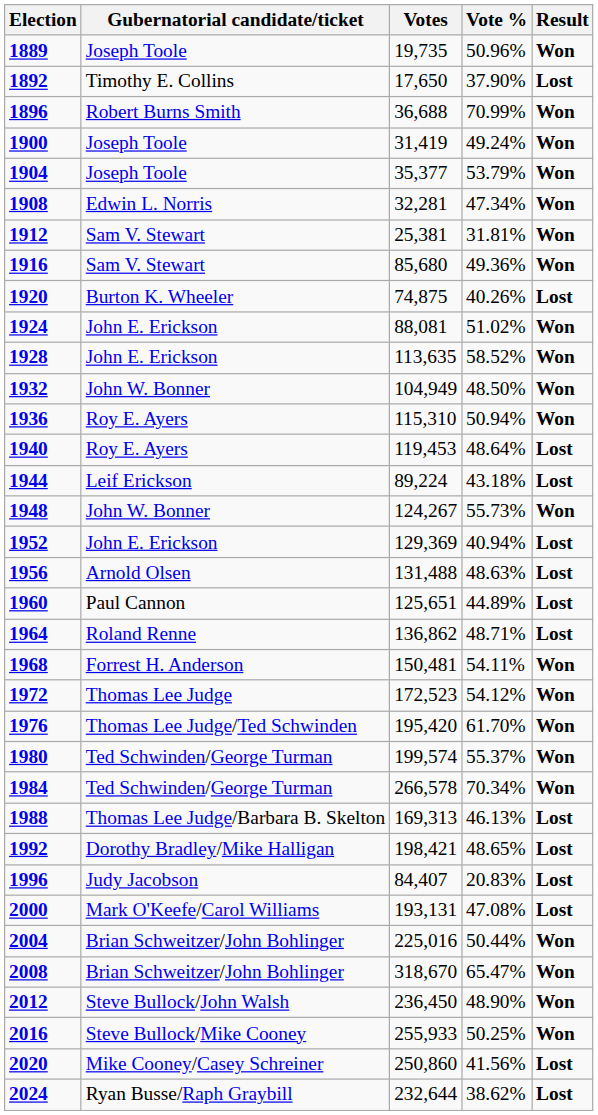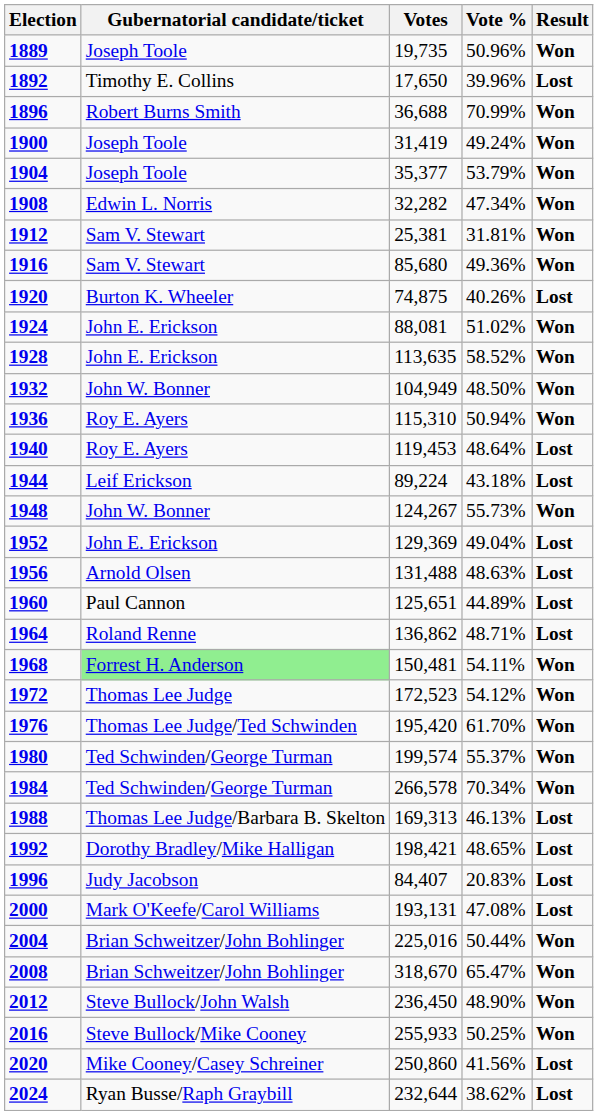(496, 81) 37.90% -> (496, 81) 39.96%
(421, 204) 32,281 -> (421, 204) 32,282
(496, 541) 40.94% -> (496, 541) 49.04%
(165, 664) no background -> (165, 664) lightgreen background
